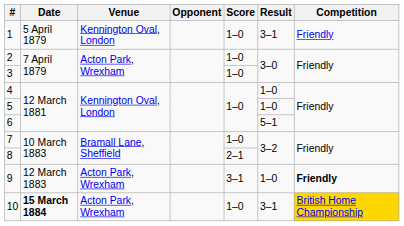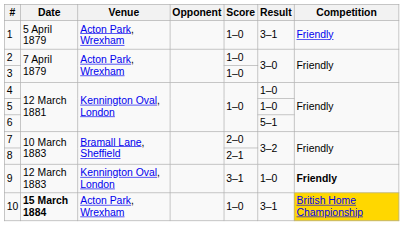(120, 35) Kennington Oval, London -> (107, 35) Acton Park, Wrexham
(235, 139) 1–0 -> (235, 139) 2–0
(107, 178) Acton Park, Wrexham -> (120, 178) Kennington Oval, London
